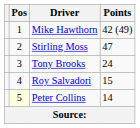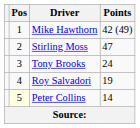(107, 81) 15 -> (107, 81) 19
